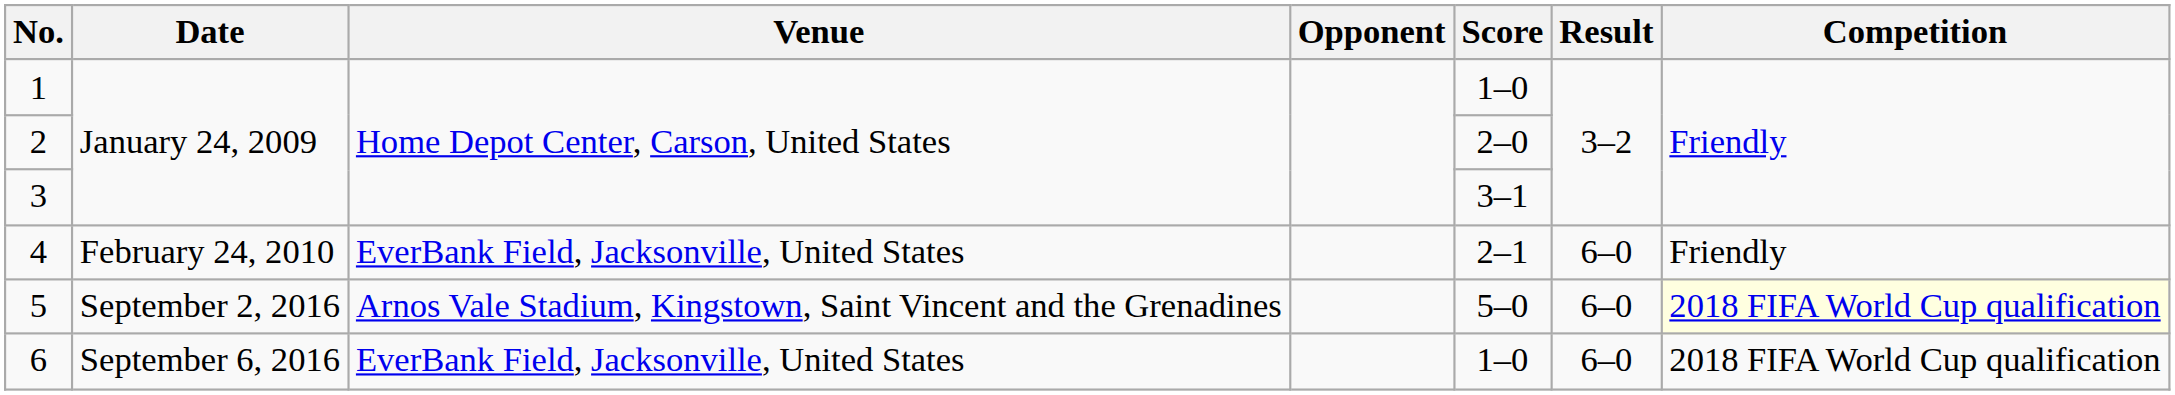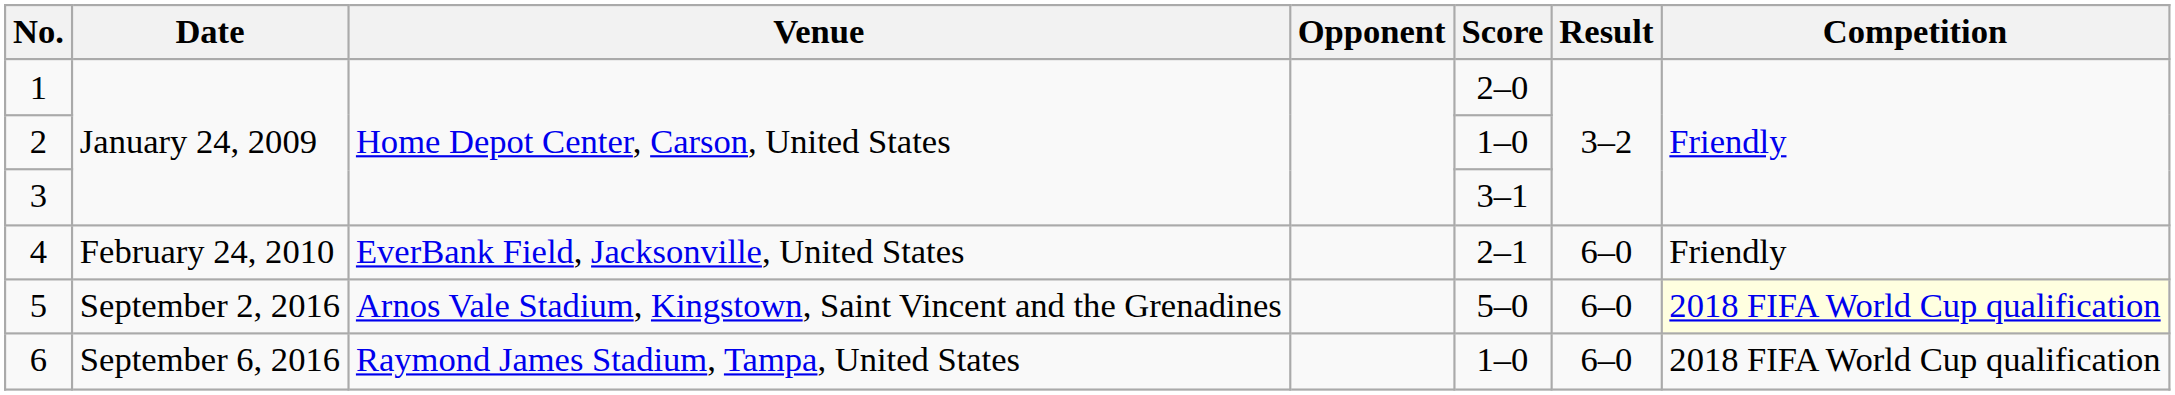(1502, 86) 1–0 -> (1502, 86) 2–0
(1502, 141) 2–0 -> (1502, 141) 1–0
(660, 360) EverBank Field, Jacksonville, United States -> (688, 360) Raymond James Stadium, Tampa, United States
